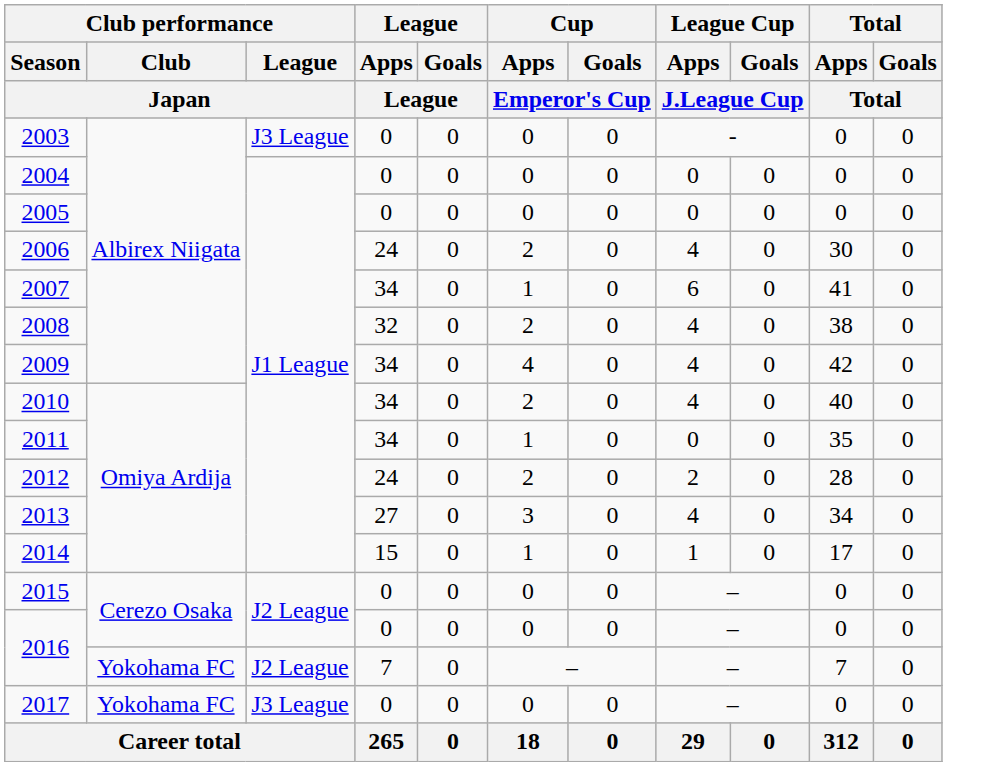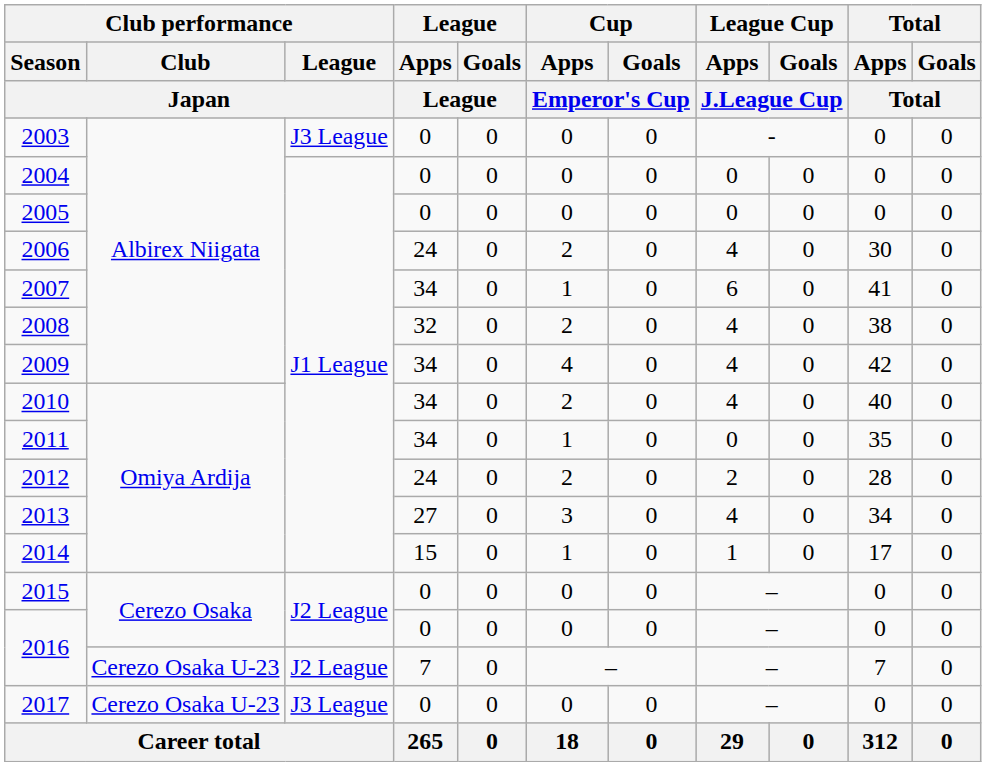(166, 666) Yokohama FC -> (185, 666) Cerezo Osaka U-23
(166, 703) Yokohama FC -> (185, 703) Cerezo Osaka U-23
